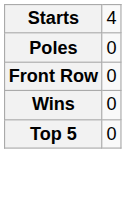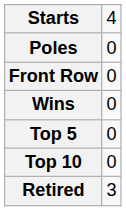+ row: (53, 162)
+ row: (53, 190)
